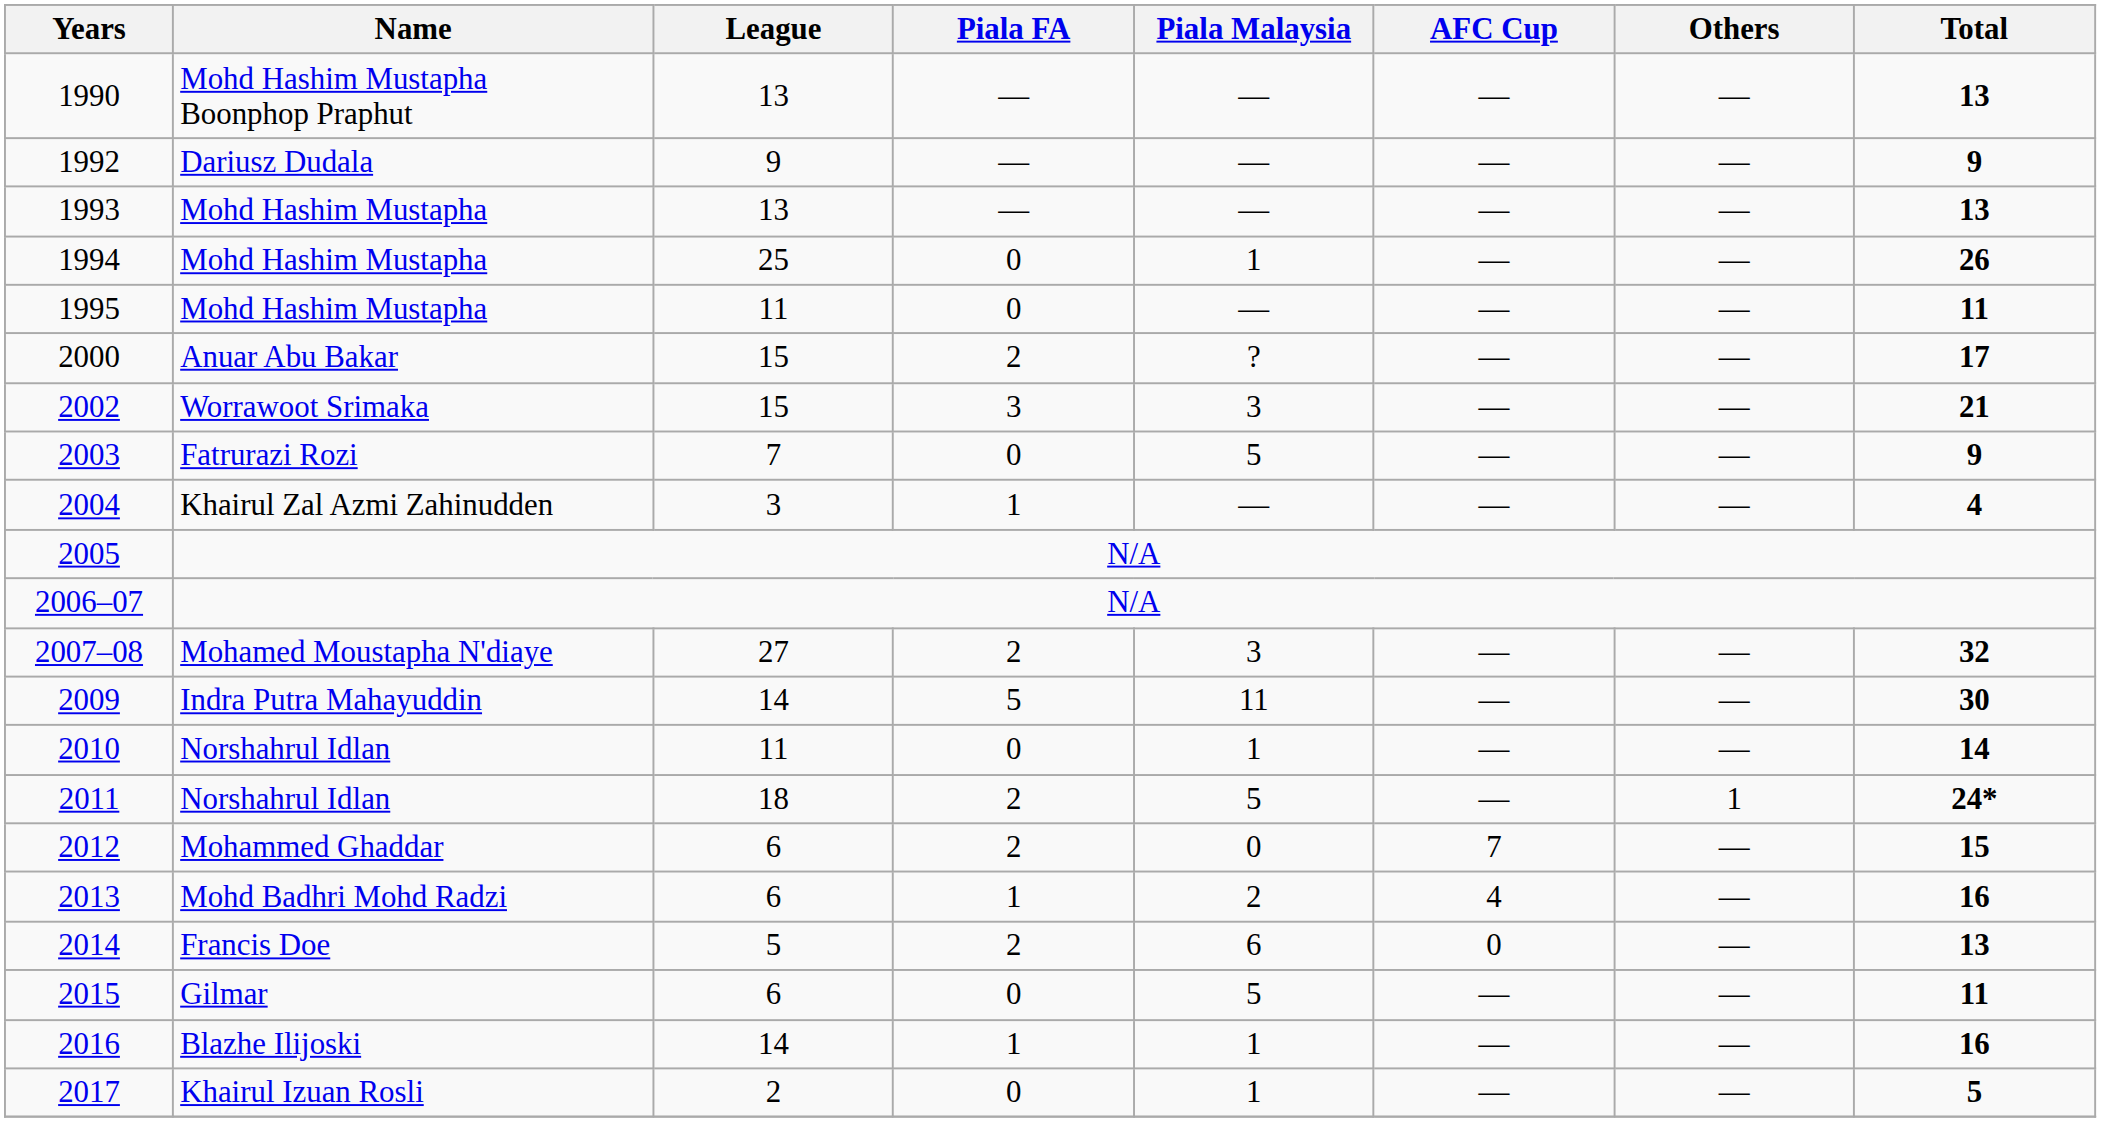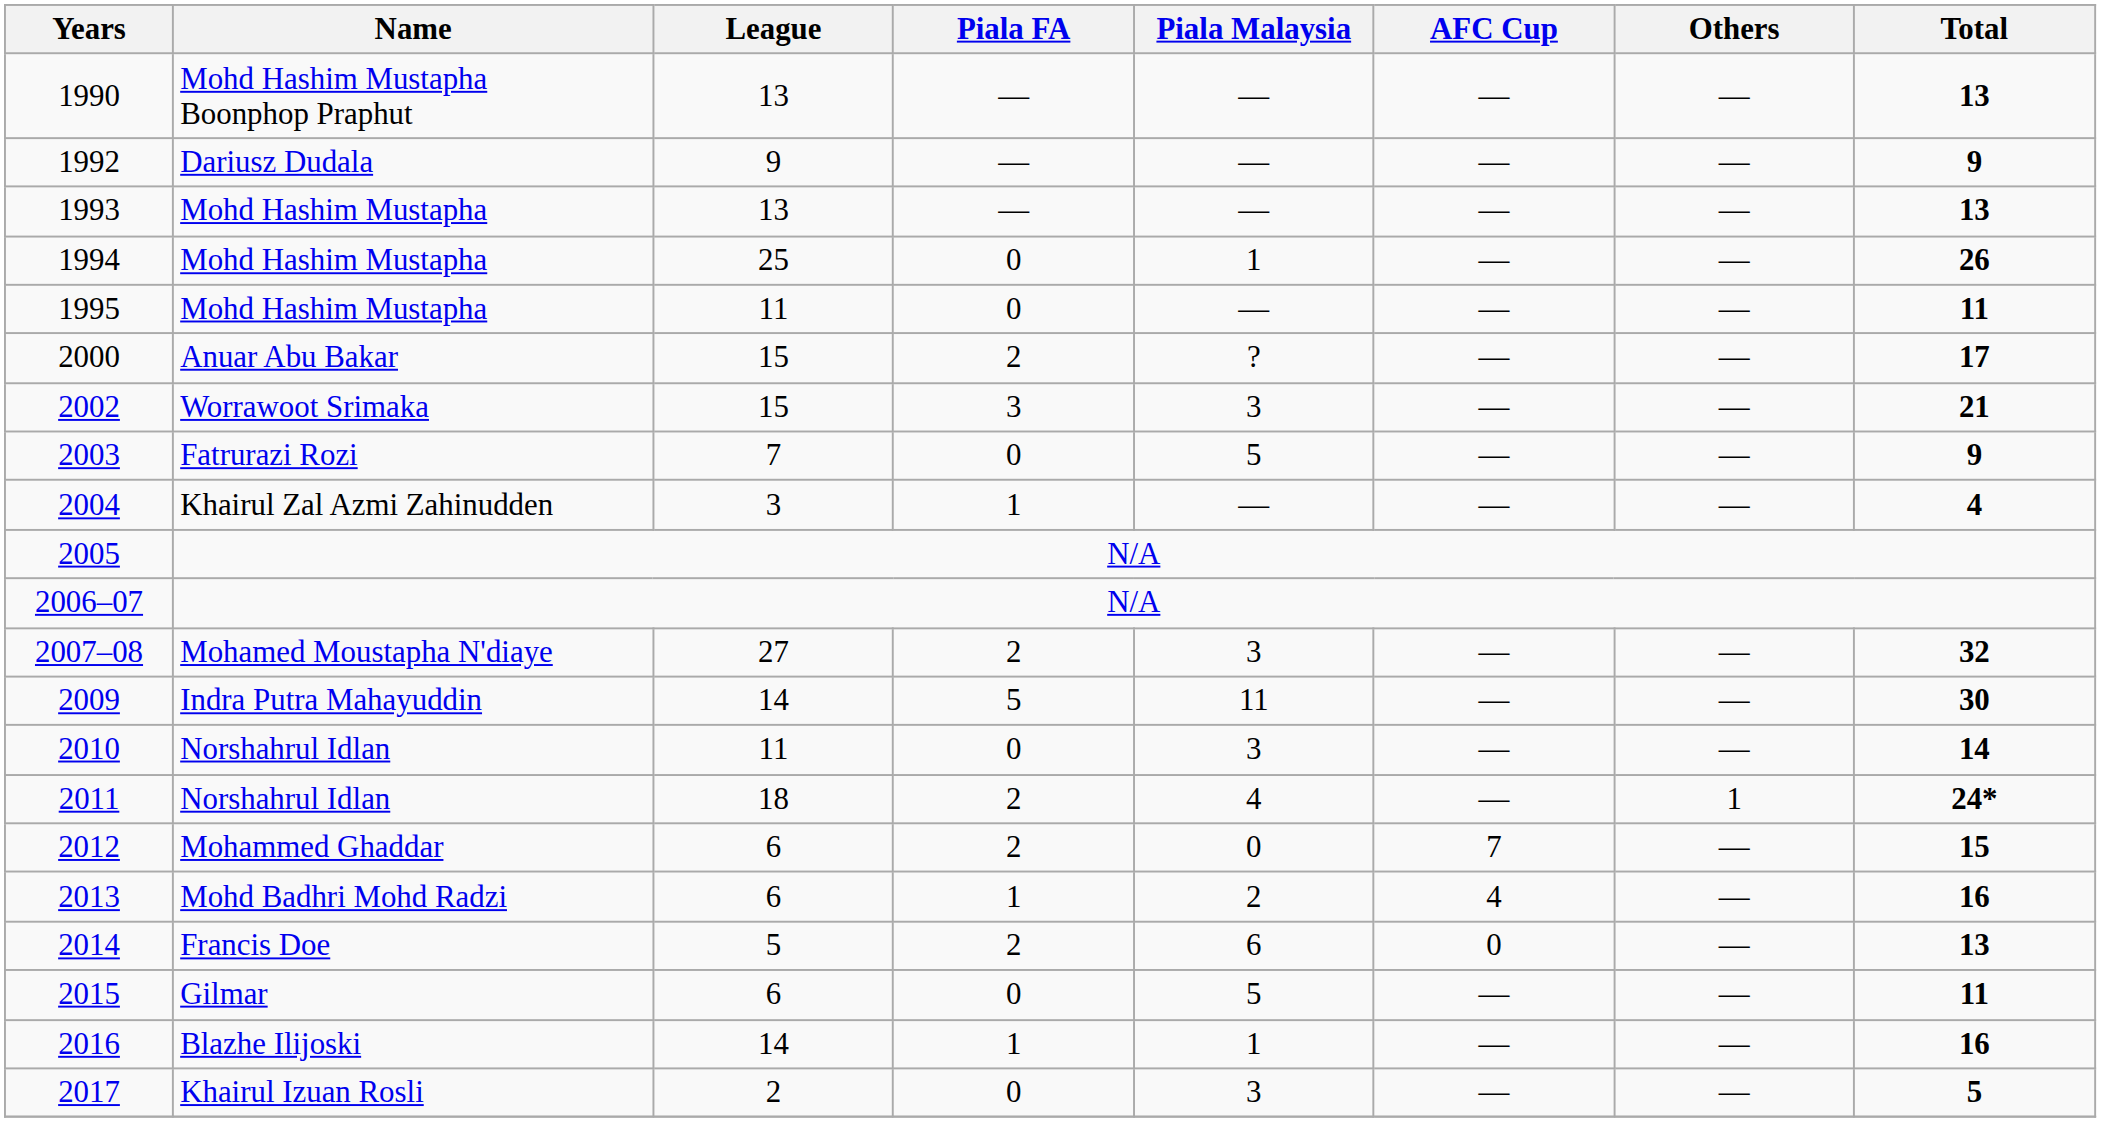(1254, 749) 1 -> (1254, 749) 3
(1254, 798) 5 -> (1254, 798) 4
(1254, 1092) 1 -> (1254, 1092) 3
